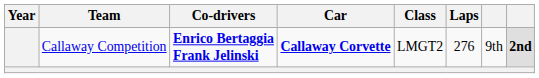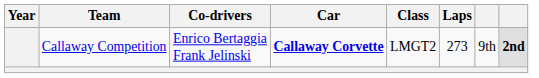(223, 47) bold -> (220, 47) normal
(464, 47) 276 -> (457, 47) 273
